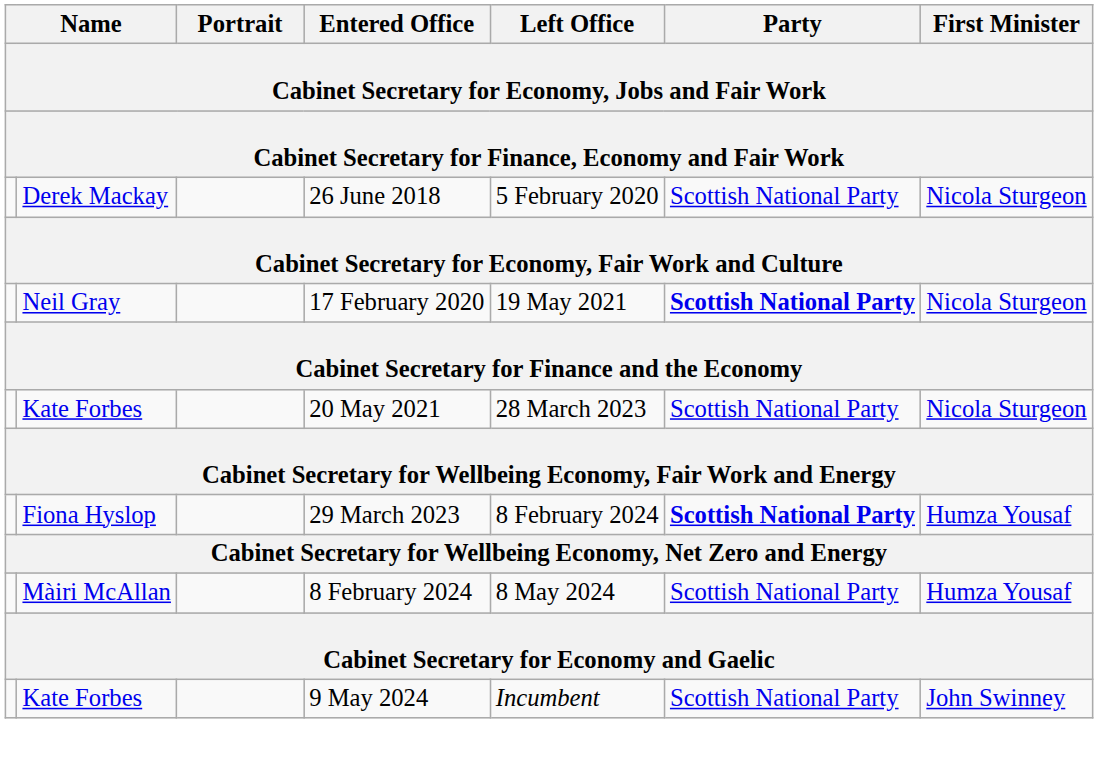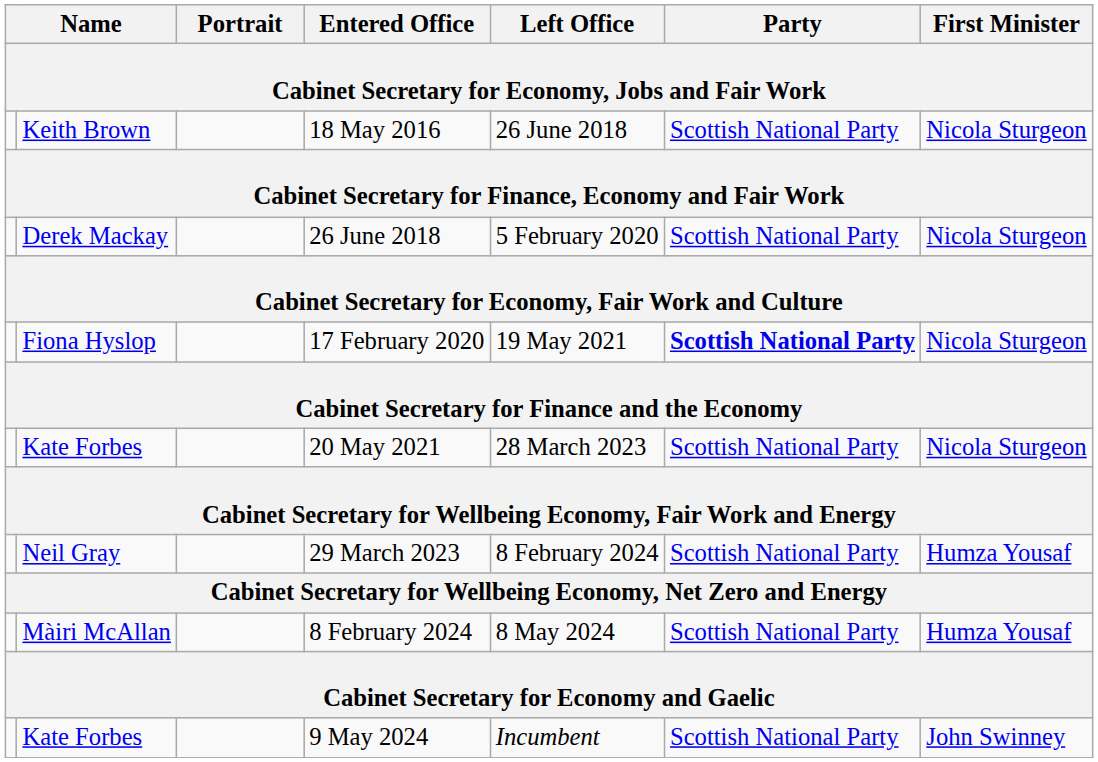+ row: (375, 129)
(71, 302) Neil Gray -> (89, 341) Fiona Hyslop
(89, 514) Fiona Hyslop -> (71, 553) Neil Gray
(792, 514) bold -> (784, 553) normal
